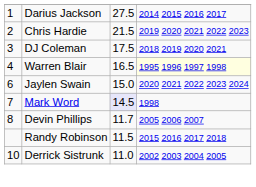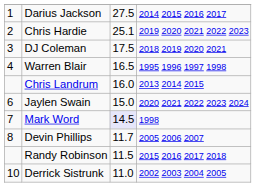(123, 31) 21.5 -> (123, 31) 25.1
(183, 67) lightyellow background -> (183, 67) no background
+ row: (61, 84)
